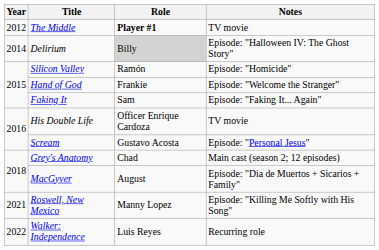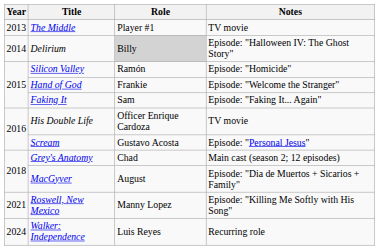(16, 27) 2012 -> (16, 27) 2013
(137, 27) bold -> (136, 27) normal
(16, 231) 2022 -> (16, 231) 2024
